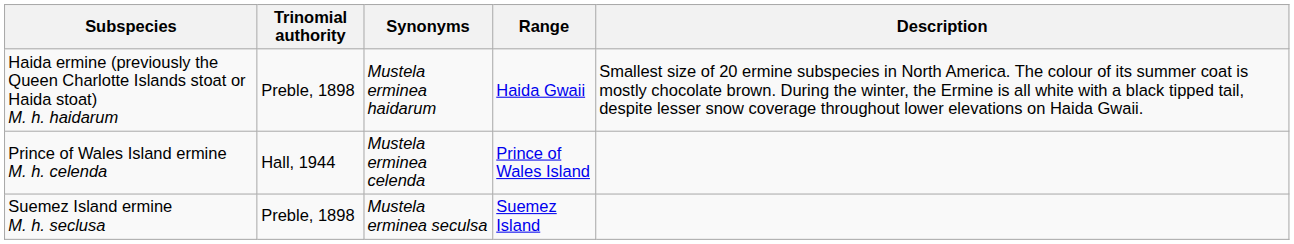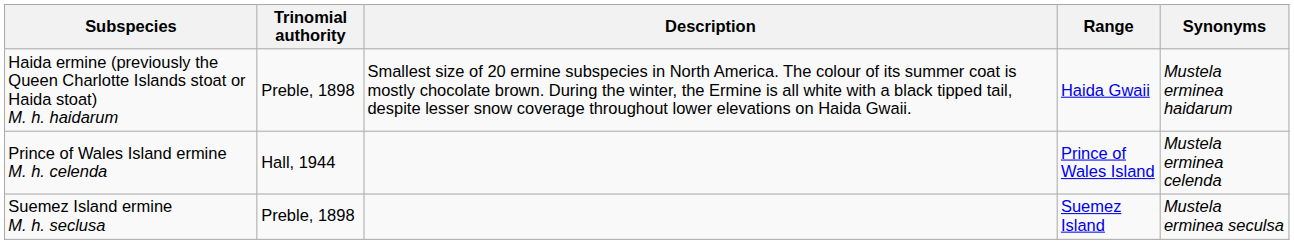columns swapped: (942, 26) <-> (428, 26)
